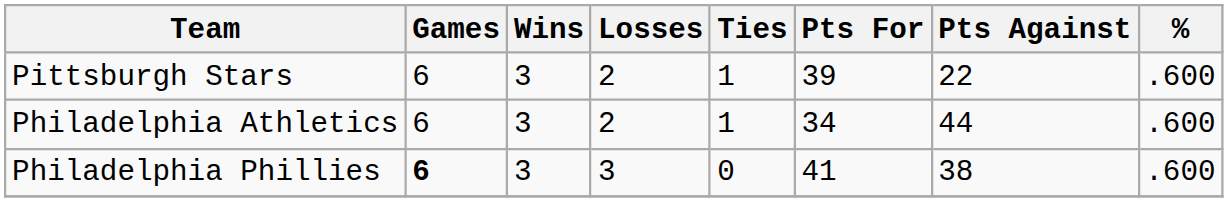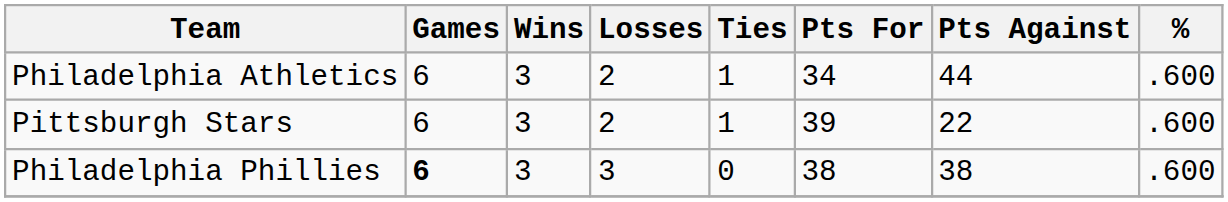rows swapped: (153, 77) <-> (205, 124)
(819, 172) 41 -> (819, 172) 38
